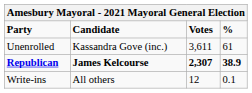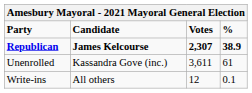rows swapped: (31, 46) <-> (33, 63)
